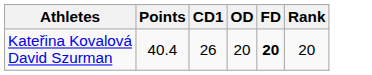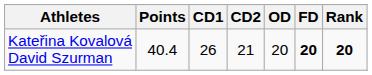+ column: (246, 17)
(307, 50) normal -> (344, 50) bold
